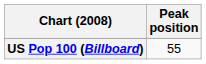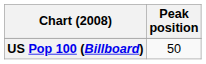(174, 48) 55 -> (174, 48) 50
